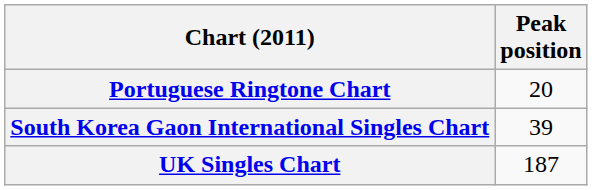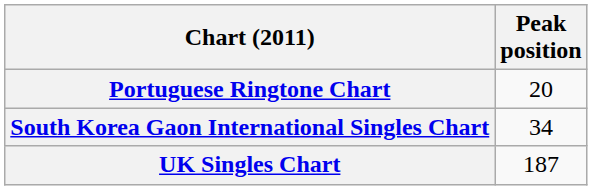(541, 126) 39 -> (541, 126) 34
